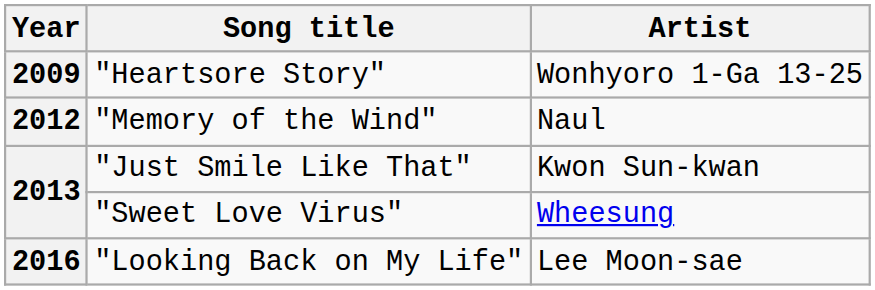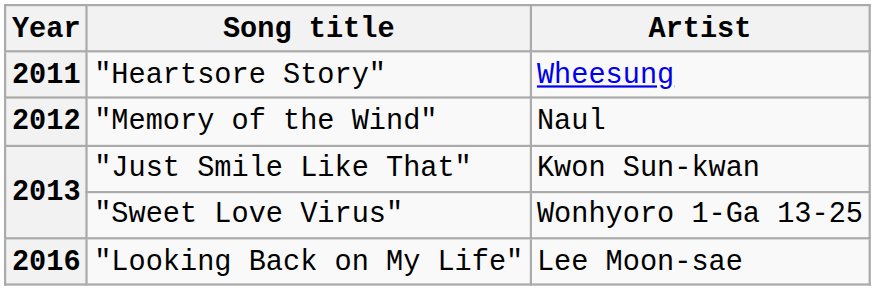(46, 75) 2009 -> (46, 75) 2011
(700, 75) Wonhyoro 1-Ga 13-25 -> (606, 75) Wheesung
(606, 215) Wheesung -> (700, 215) Wonhyoro 1-Ga 13-25
